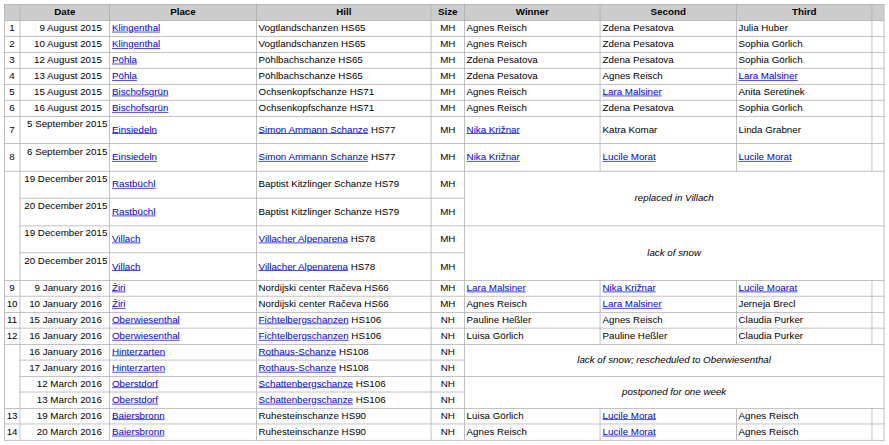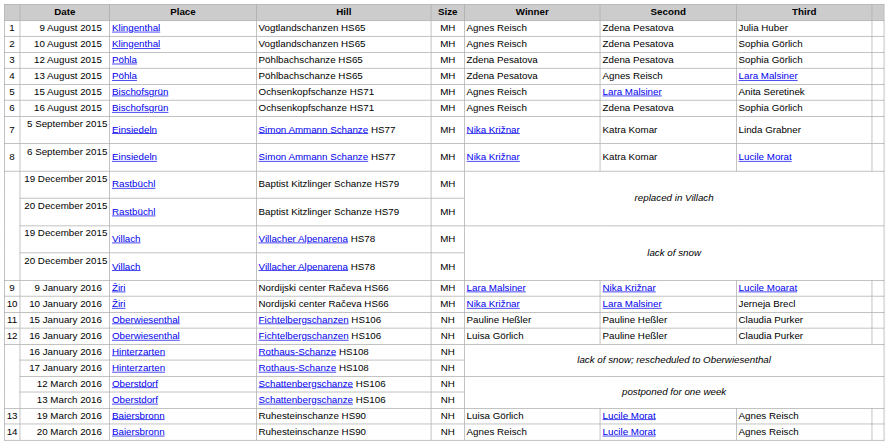(629, 157) Lucile Morat -> (630, 157) Katra Komar
(497, 304) Agnes Reisch -> (493, 304) Nika Križnar
(633, 320) Agnes Reisch -> (635, 320) Pauline Heßler
